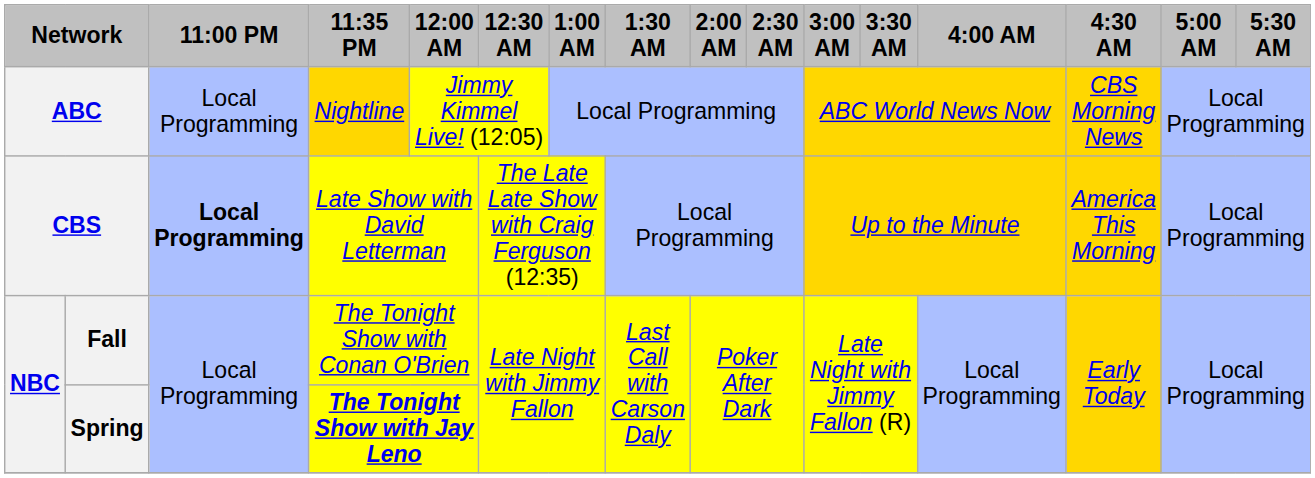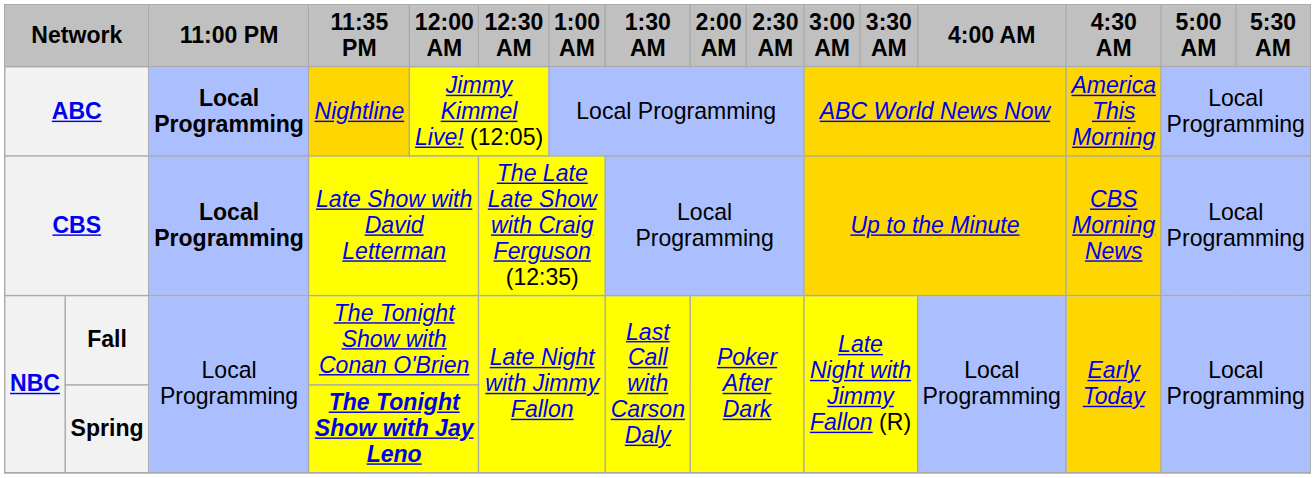(229, 111) normal -> (229, 111) bold
(1114, 111) CBS Morning News -> (1114, 111) America This Morning
(1114, 225) America This Morning -> (1114, 225) CBS Morning News
